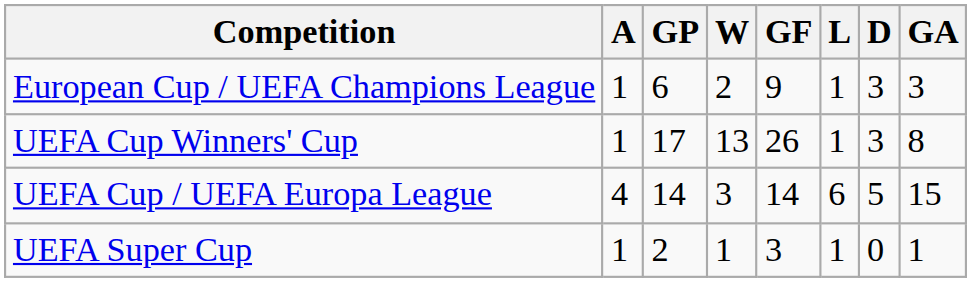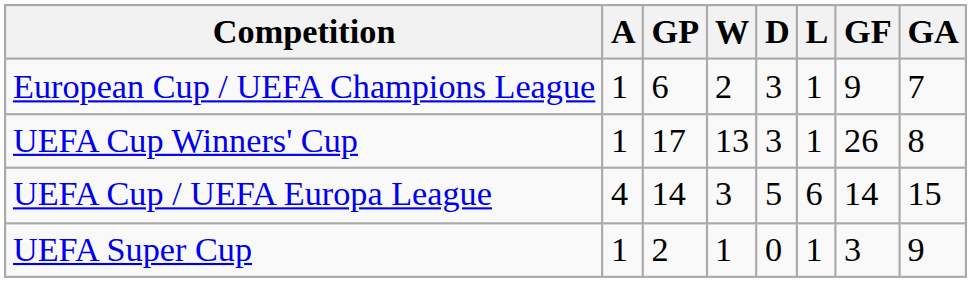columns swapped: (879, 31) <-> (789, 31)
(916, 85) 3 -> (916, 85) 7
(916, 248) 1 -> (916, 248) 9
